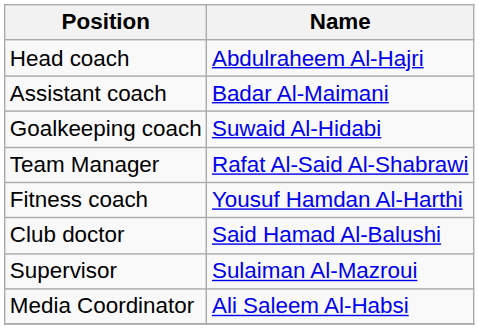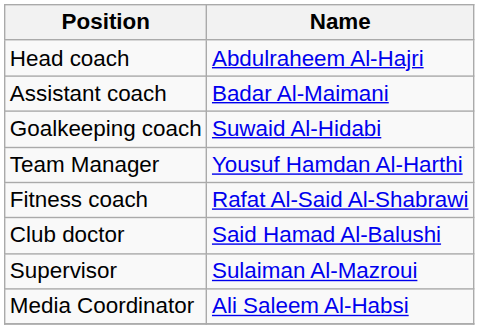(340, 164) Rafat Al-Said Al-Shabrawi -> (337, 164) Yousuf Hamdan Al-Harthi
(337, 199) Yousuf Hamdan Al-Harthi -> (340, 199) Rafat Al-Said Al-Shabrawi
